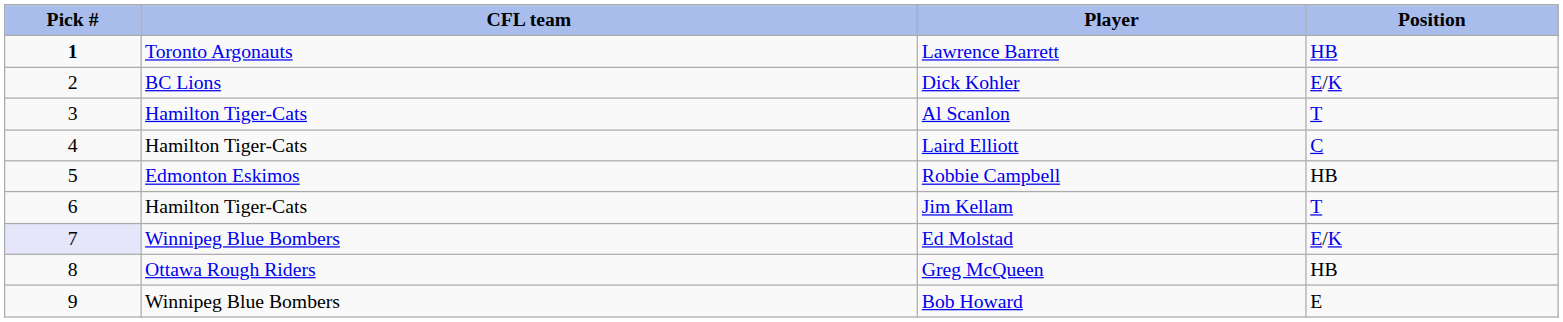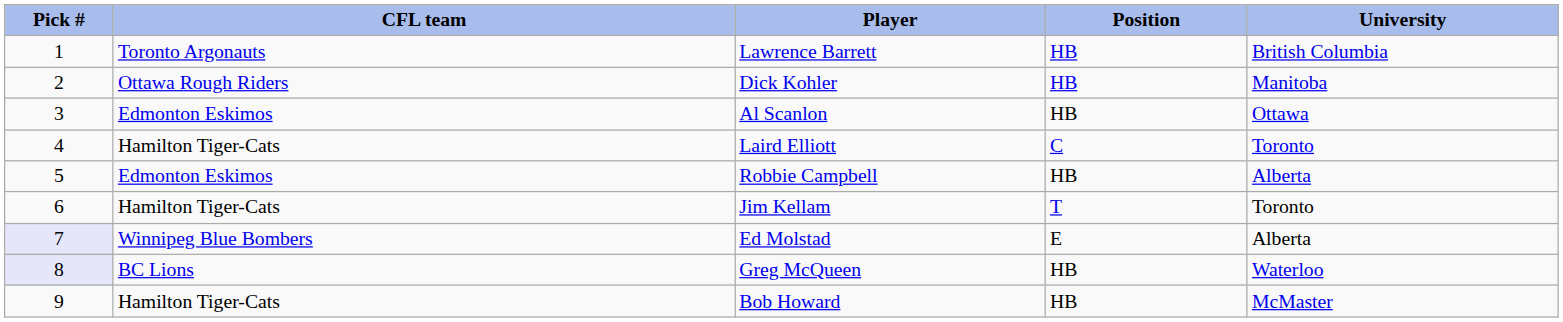+ column: (1403, 20)
(73, 51) bold -> (59, 51) normal
(183, 82) BC Lions -> (203, 82) Ottawa Rough Riders
(1326, 82) E/K -> (1064, 82) HB
(226, 113) Hamilton Tiger-Cats -> (195, 113) Edmonton Eskimos
(1316, 113) T -> (1064, 113) HB
(1326, 238) E/K -> (1056, 238) E
(73, 269) no background -> (59, 269) lavender background
(230, 269) Ottawa Rough Riders -> (156, 269) BC Lions
(243, 301) Winnipeg Blue Bombers -> (199, 301) Hamilton Tiger-Cats
(1316, 301) E -> (1064, 301) HB
